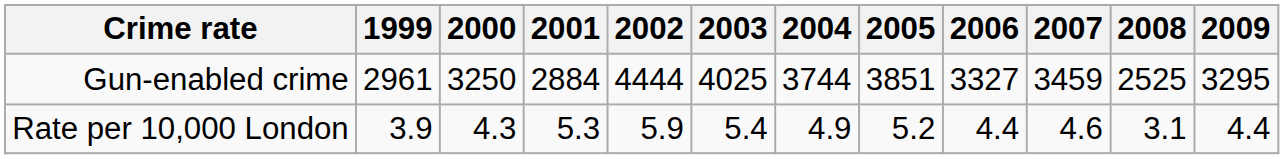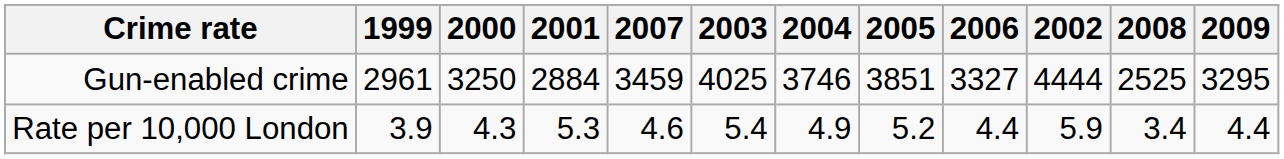columns swapped: (649, 29) <-> (1068, 29)
(817, 78) 3744 -> (817, 78) 3746
(1165, 128) 3.1 -> (1165, 128) 3.4
